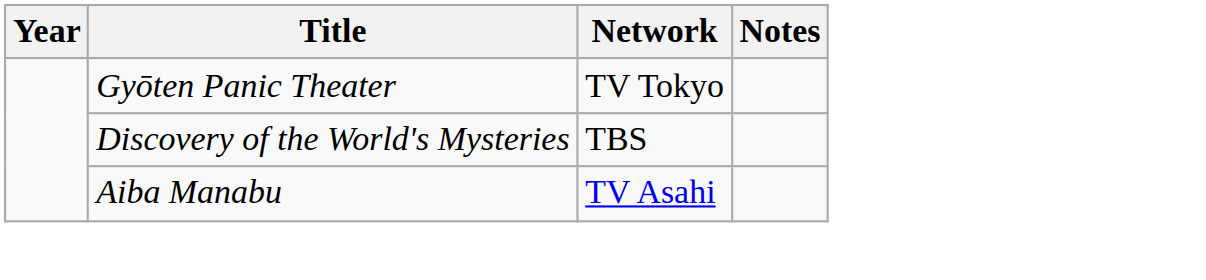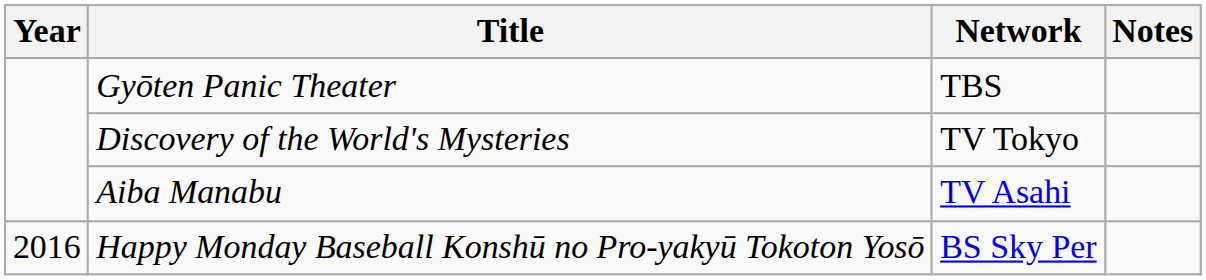(655, 85) TV Tokyo -> (971, 85) TBS
(616, 138) TBS -> (1010, 138) TV Tokyo
+ row: (510, 246)
